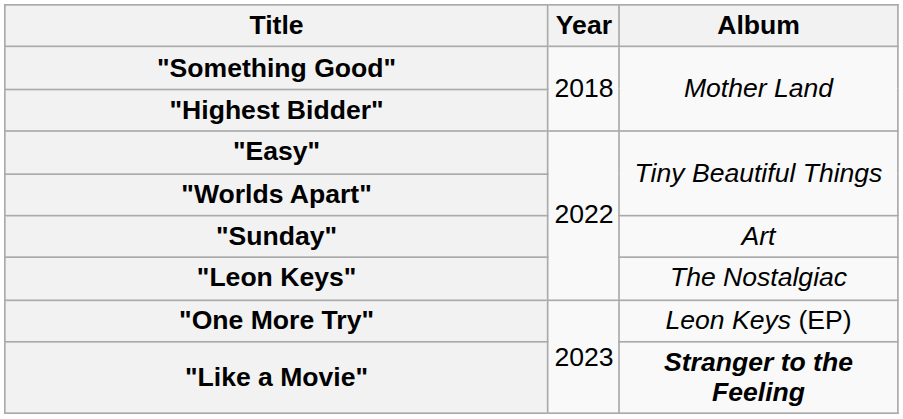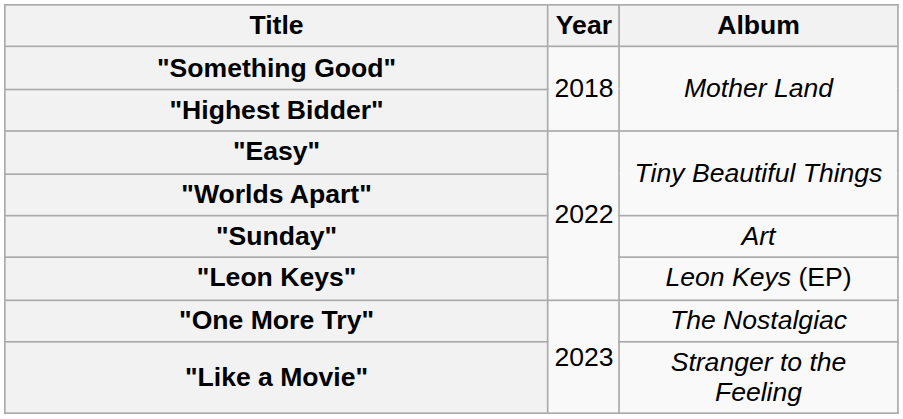(759, 278) The Nostalgiac -> (759, 278) Leon Keys (EP)
(759, 320) Leon Keys (EP) -> (759, 320) The Nostalgiac
(759, 377) bold -> (759, 377) normal
